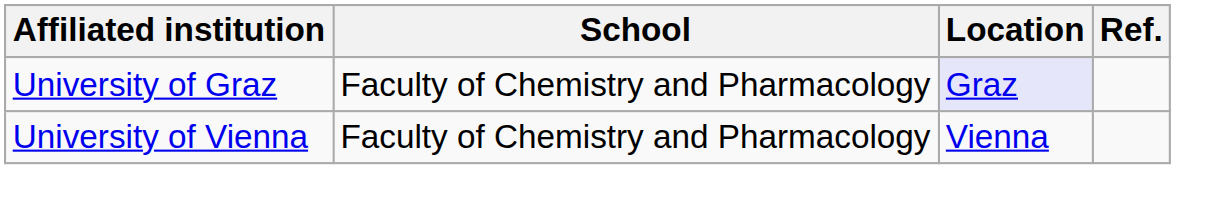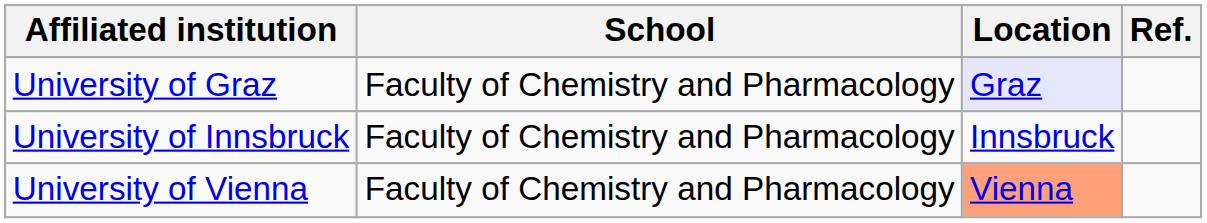+ row: (181, 136)
(997, 136) no background -> (1022, 189) lightsalmon background
